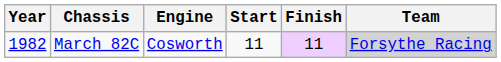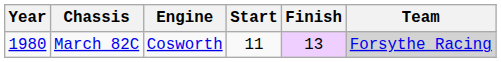(27, 44) 1982 -> (27, 44) 1980
(314, 44) 11 -> (314, 44) 13
